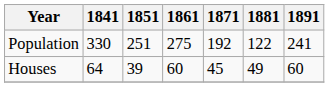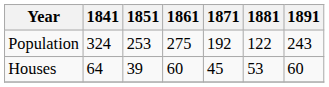(99, 43) 330 -> (99, 43) 324
(139, 43) 251 -> (139, 43) 253
(300, 43) 241 -> (300, 43) 243
(255, 69) 49 -> (255, 69) 53
